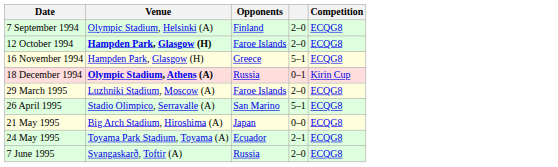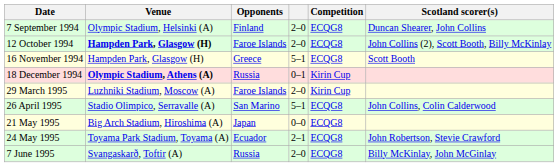+ column: (460, 12)
(326, 91) ECQG8 -> (330, 91) Kirin Cup
